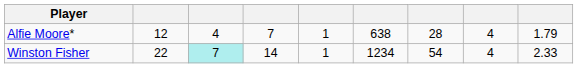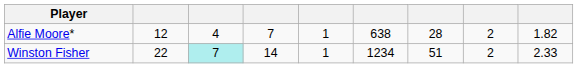(490, 33) 4 -> (490, 33) 2
(545, 33) 1.79 -> (545, 33) 1.82
(436, 53) 54 -> (436, 53) 51
(490, 53) 4 -> (490, 53) 2
